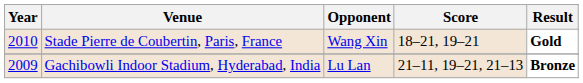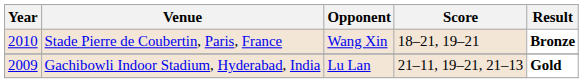(546, 41) Gold -> (553, 41) Bronze
(553, 66) Bronze -> (546, 66) Gold
